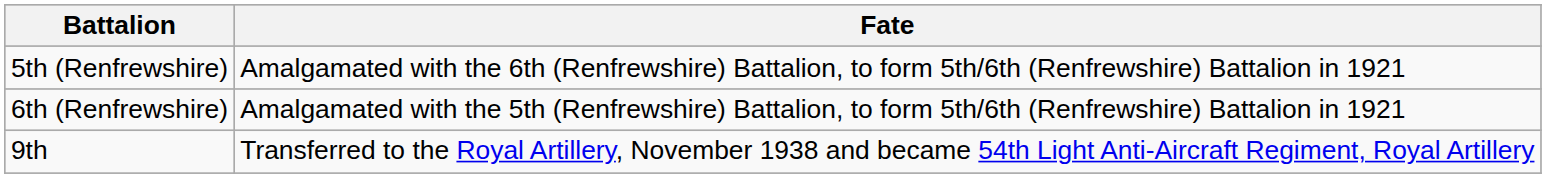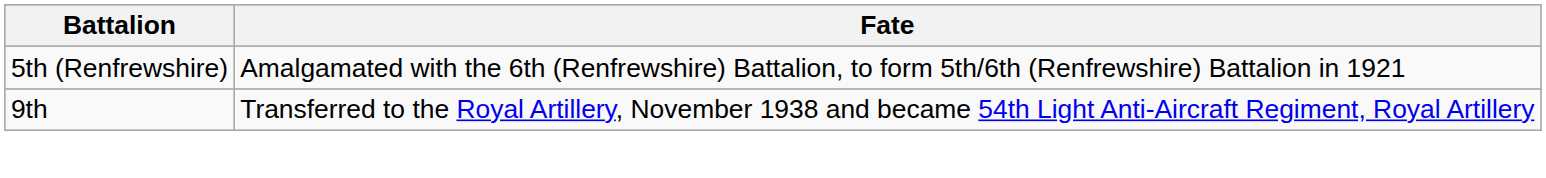- row: (119, 109)
